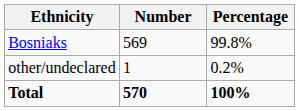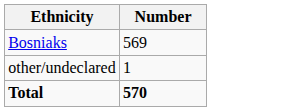- column: (250, 17)
